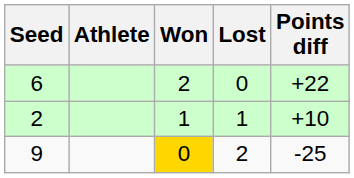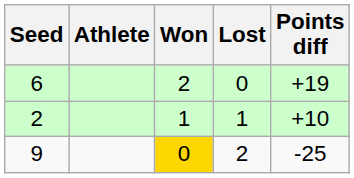(310, 82) +22 -> (310, 82) +19
